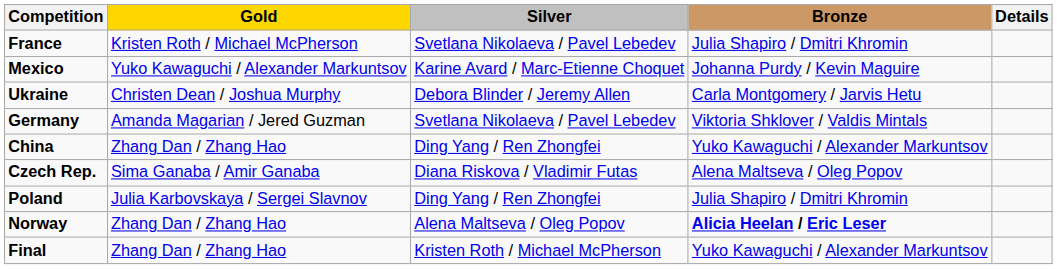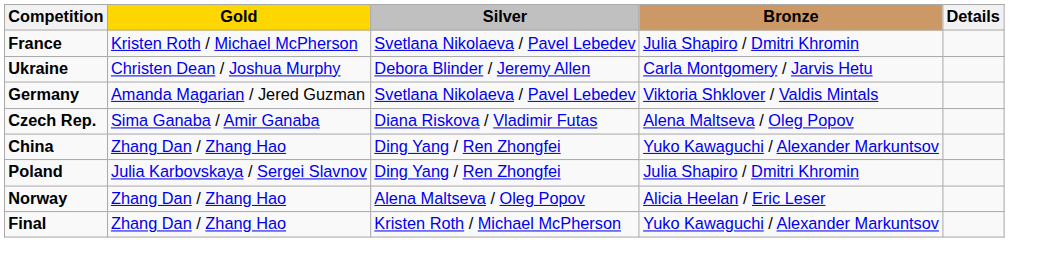- row: (36, 69)
rows swapped: (31, 146) <-> (52, 172)
(789, 224) bold -> (734, 198) normal
